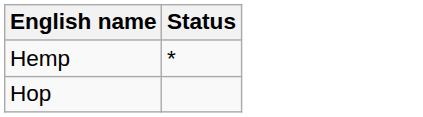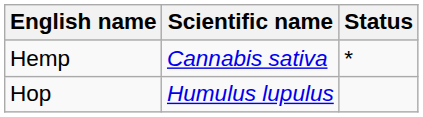+ column: (250, 22)
